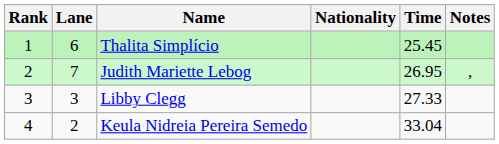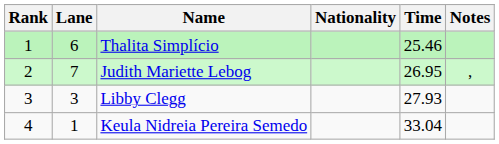(423, 44) 25.45 -> (423, 44) 25.46
(423, 98) 27.33 -> (423, 98) 27.93
(74, 125) 2 -> (74, 125) 1
